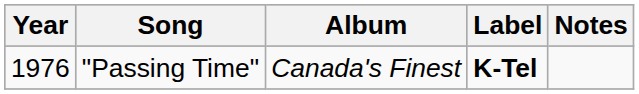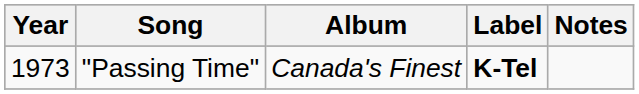(40, 67) 1976 -> (40, 67) 1973
